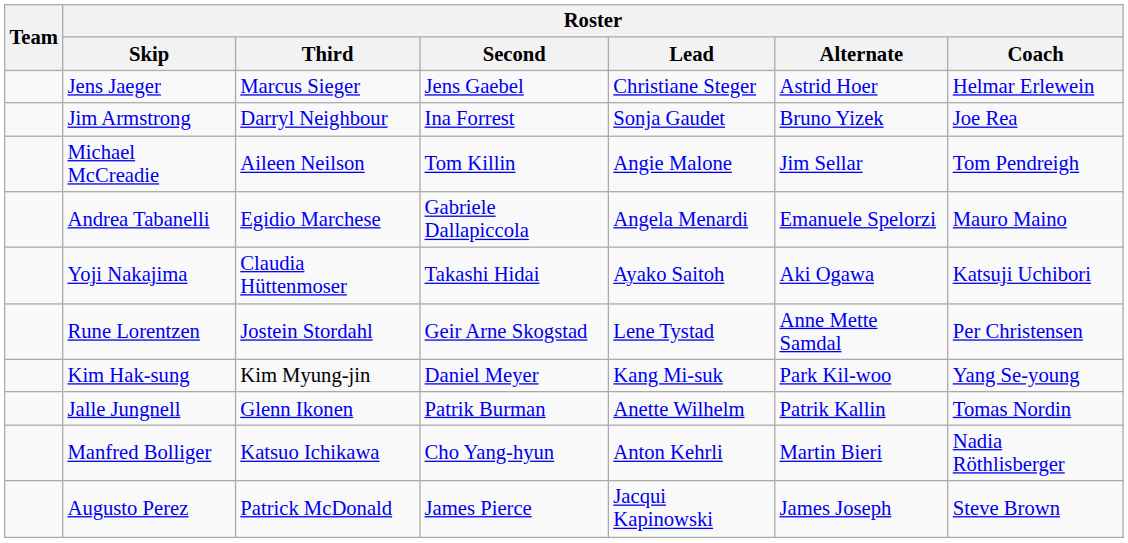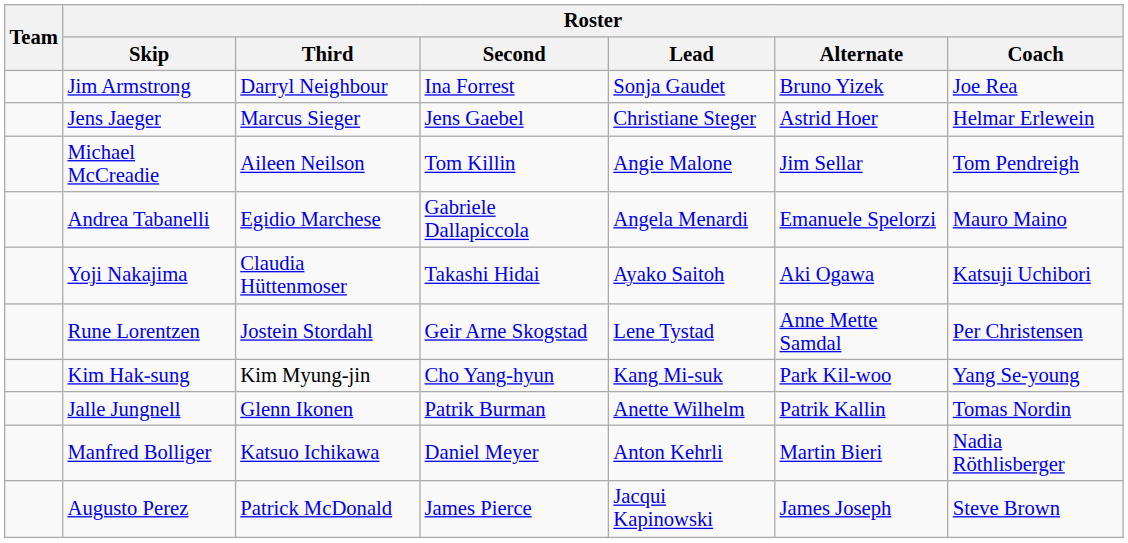rows swapped: (129, 119) <-> (114, 86)
(482, 375) Daniel Meyer -> (489, 375) Cho Yang-hyun
(489, 452) Cho Yang-hyun -> (482, 452) Daniel Meyer
